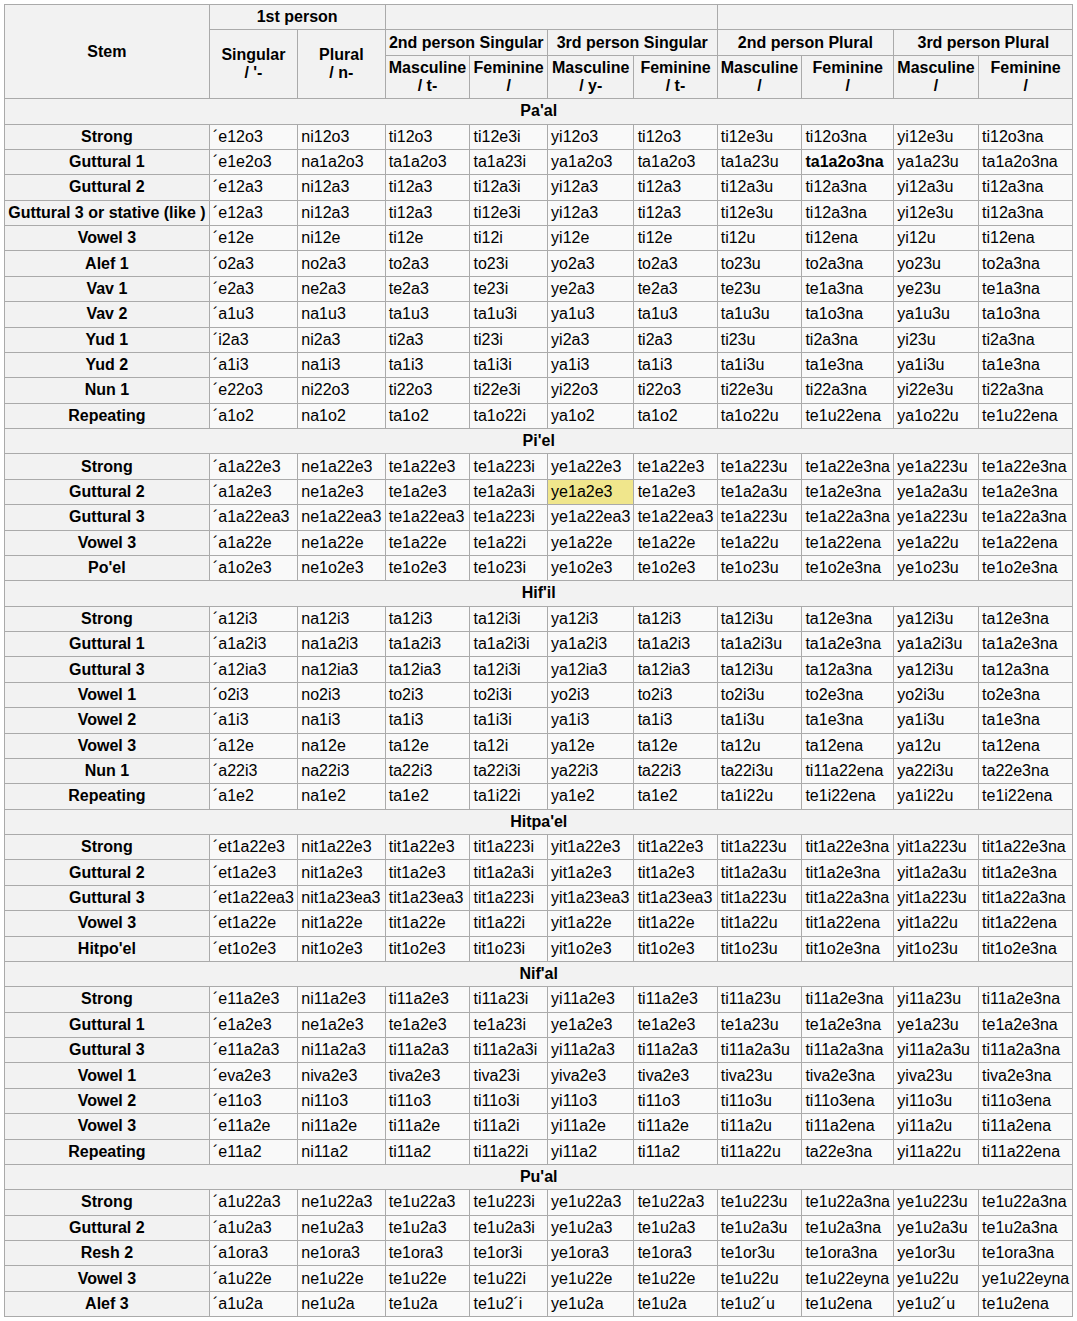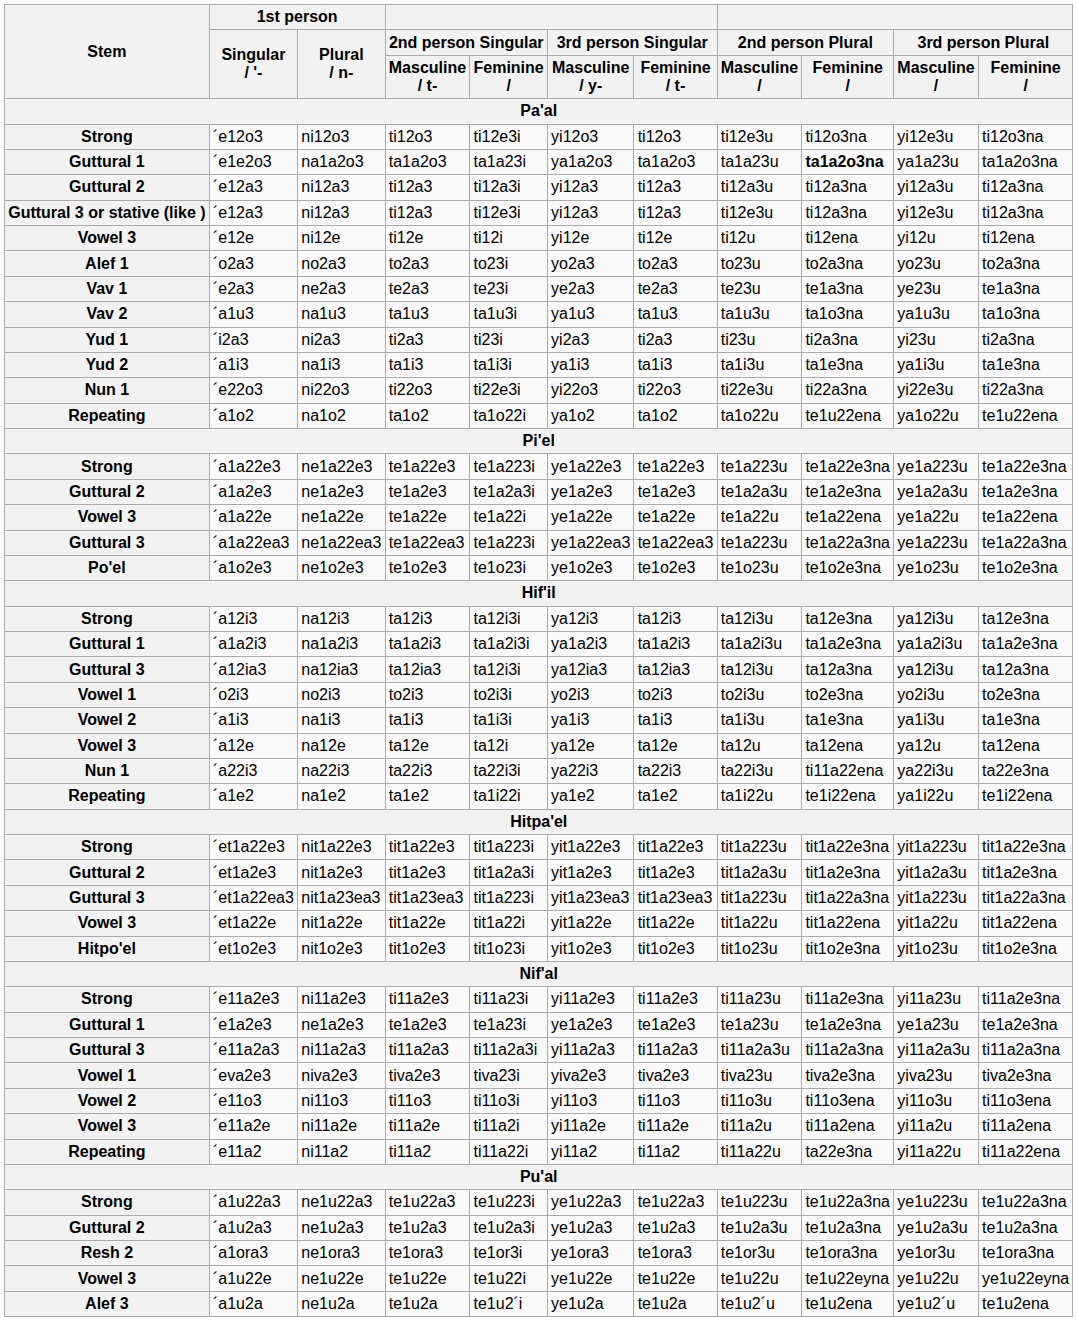(582, 491) khaki background -> (582, 491) no background
rows swapped: (107, 517) <-> (107, 542)
